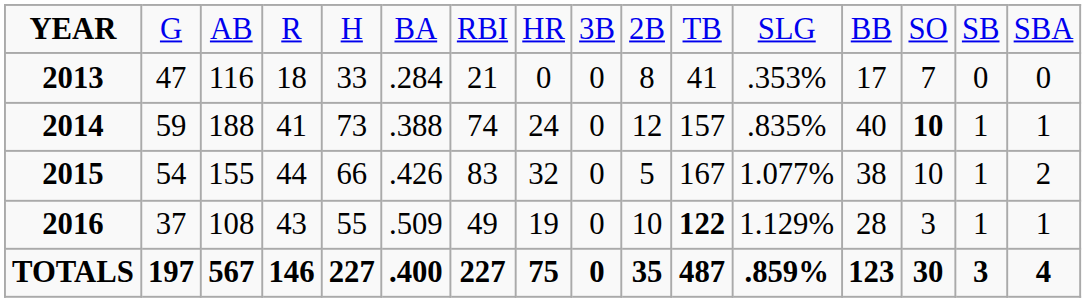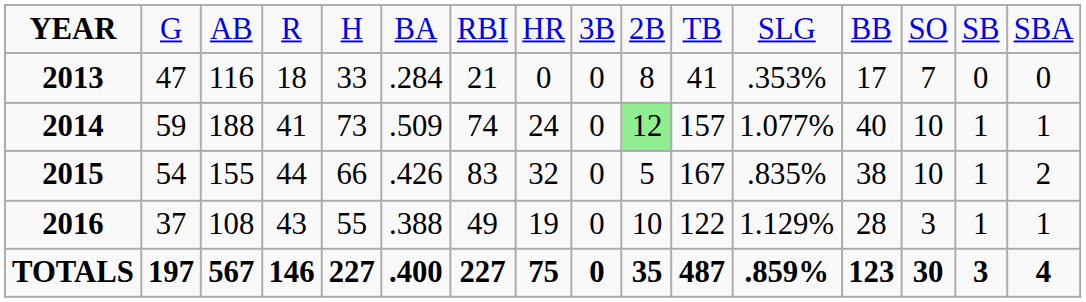(416, 126) .388 -> (416, 126) .509
(647, 126) no background -> (647, 126) lightgreen background
(787, 126) .835% -> (787, 126) 1.077%
(928, 126) bold -> (928, 126) normal
(787, 175) 1.077% -> (787, 175) .835%
(416, 223) .509 -> (416, 223) .388
(702, 223) bold -> (702, 223) normal
